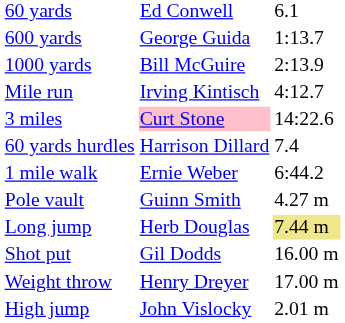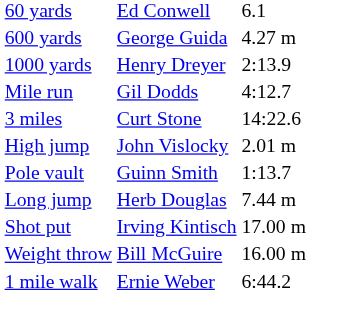(299, 37) 1:13.7 -> (269, 37) 4.27 m
(192, 64) Bill McGuire -> (171, 64) Henry Dreyer
(200, 91) Irving Kintisch -> (158, 91) Gil Dodds
(182, 118) pink background -> (159, 118) no background
- row: (70, 145)
rows swapped: (47, 308) <-> (51, 173)
(301, 200) 4.27 m -> (266, 173) 1:13.7
(301, 227) khaki background -> (269, 200) no background
(180, 254) Gil Dodds -> (177, 227) Irving Kintisch
(306, 254) 16.00 m -> (274, 227) 17.00 m
(194, 281) Henry Dreyer -> (170, 254) Bill McGuire
(306, 281) 17.00 m -> (274, 254) 16.00 m
